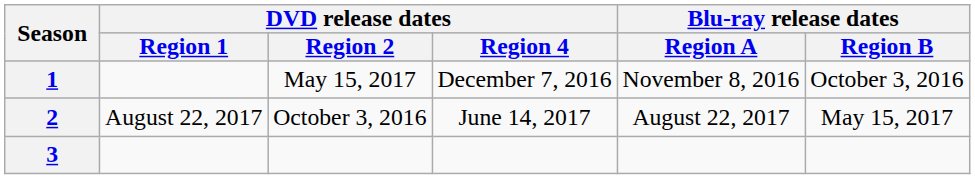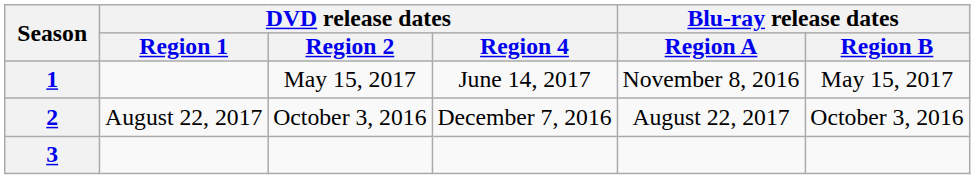(525, 79) December 7, 2016 -> (525, 79) June 14, 2017
(887, 79) October 3, 2016 -> (887, 79) May 15, 2017
(525, 117) June 14, 2017 -> (525, 117) December 7, 2016
(887, 117) May 15, 2017 -> (887, 117) October 3, 2016
